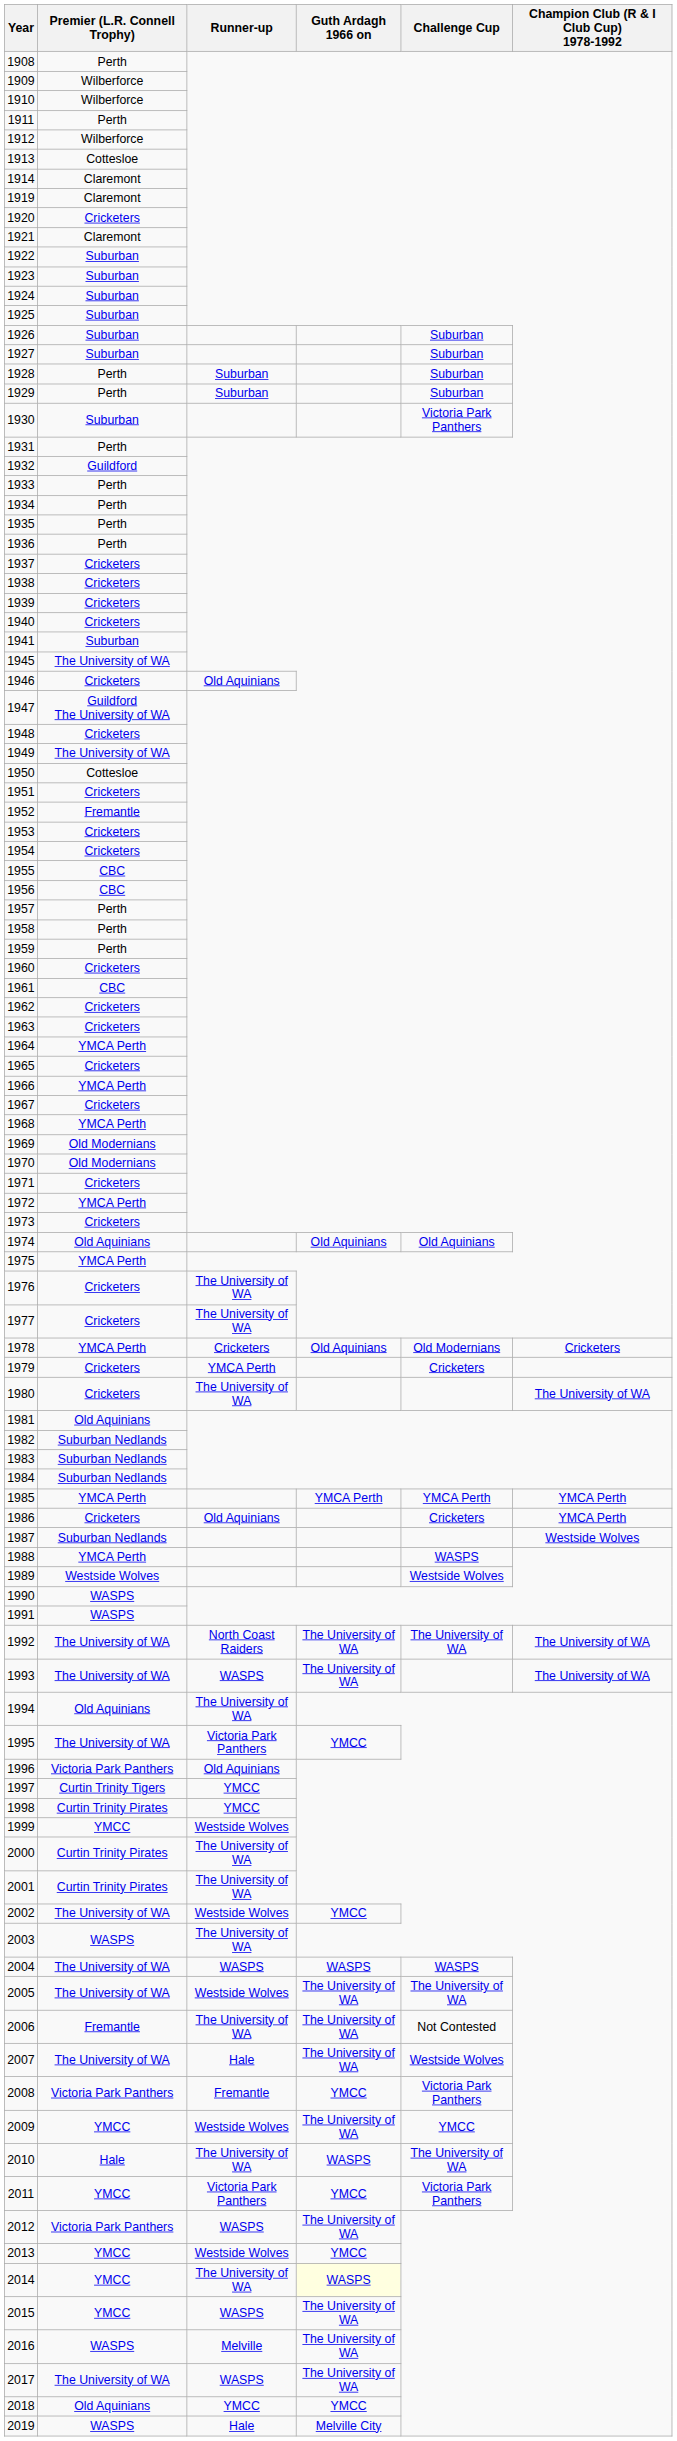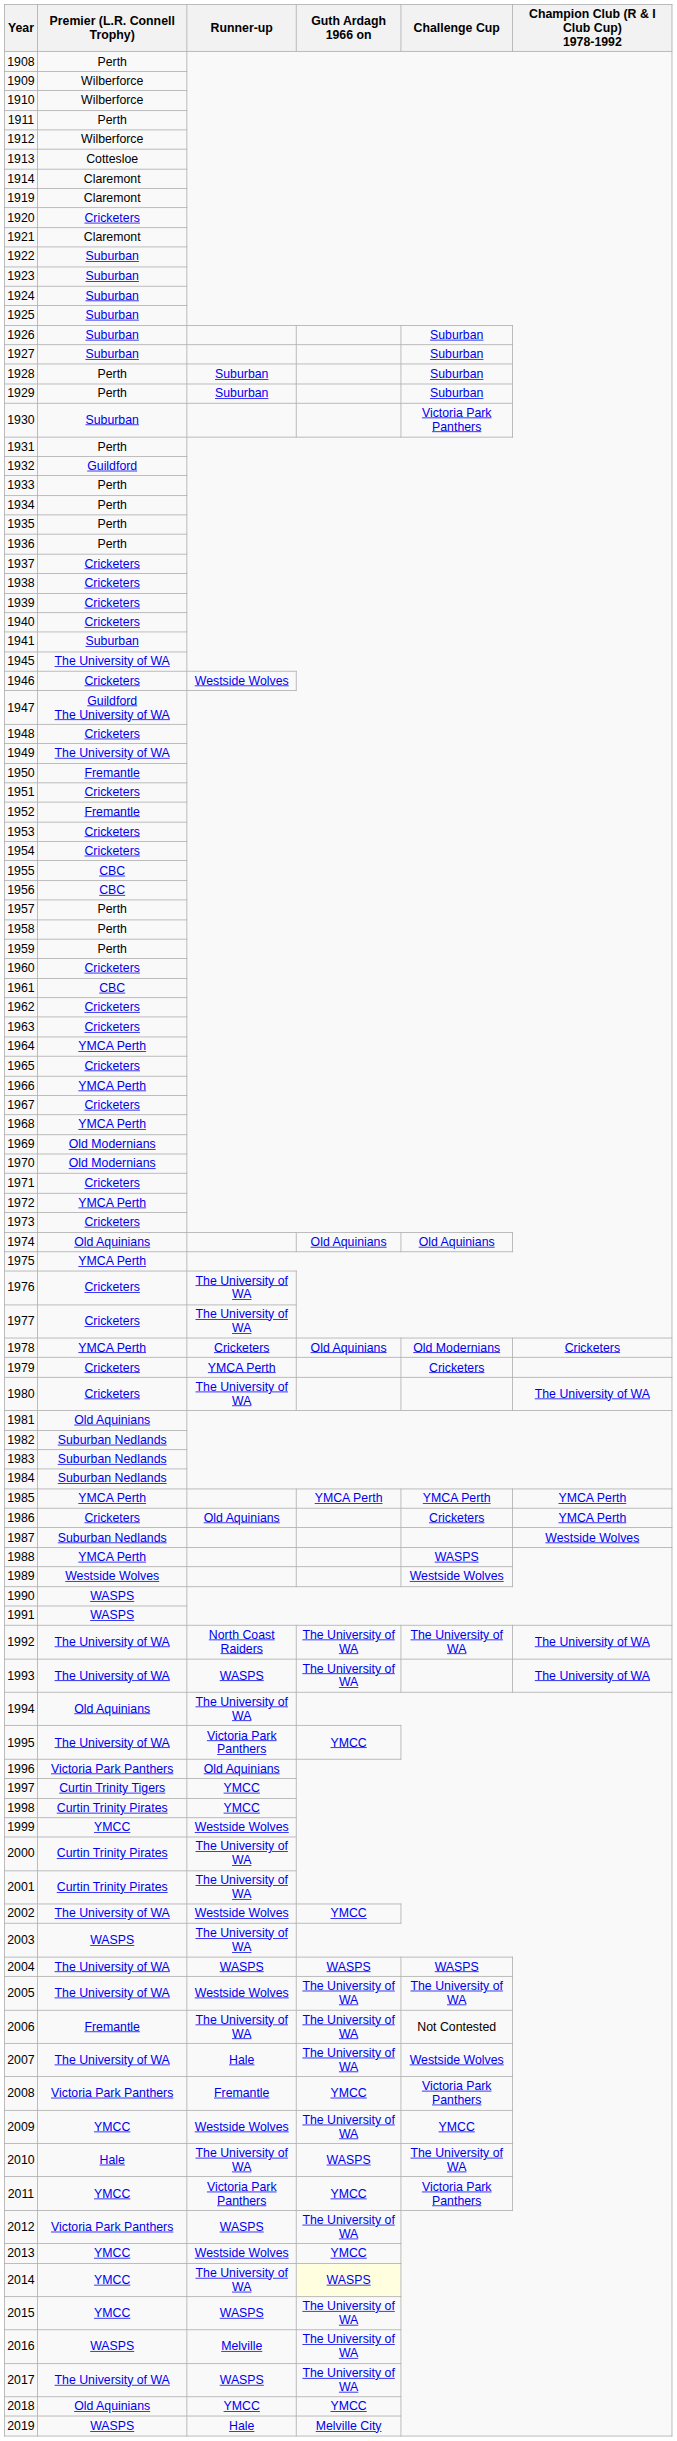(242, 681) Old Aquinians -> (242, 681) Westside Wolves
(112, 773) Cottesloe -> (112, 773) Fremantle
